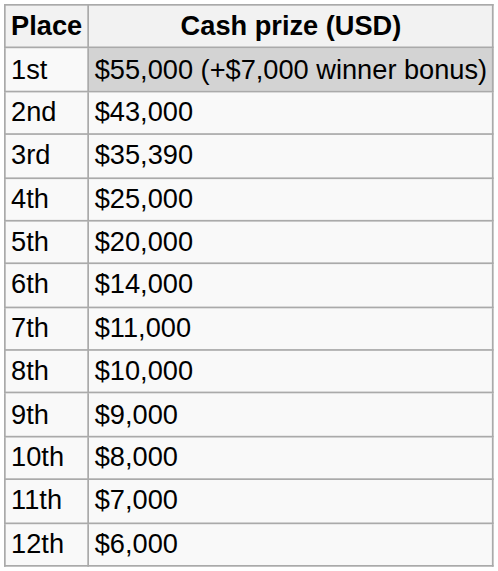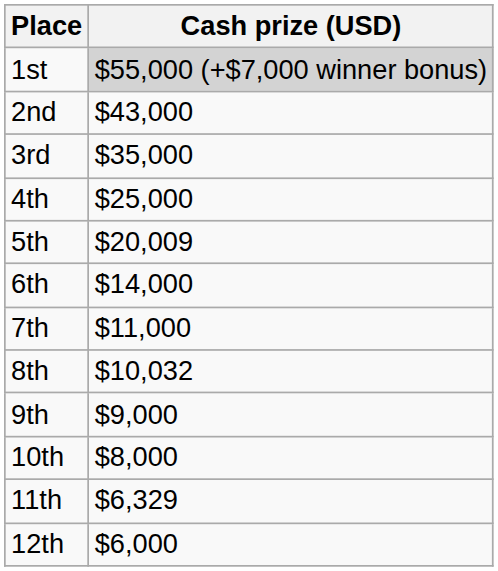(144, 155) $35,390 -> (144, 155) $35,000
(144, 241) $20,000 -> (144, 241) $20,009
(144, 371) $10,000 -> (144, 371) $10,032
(136, 500) $7,000 -> (136, 500) $6,329
